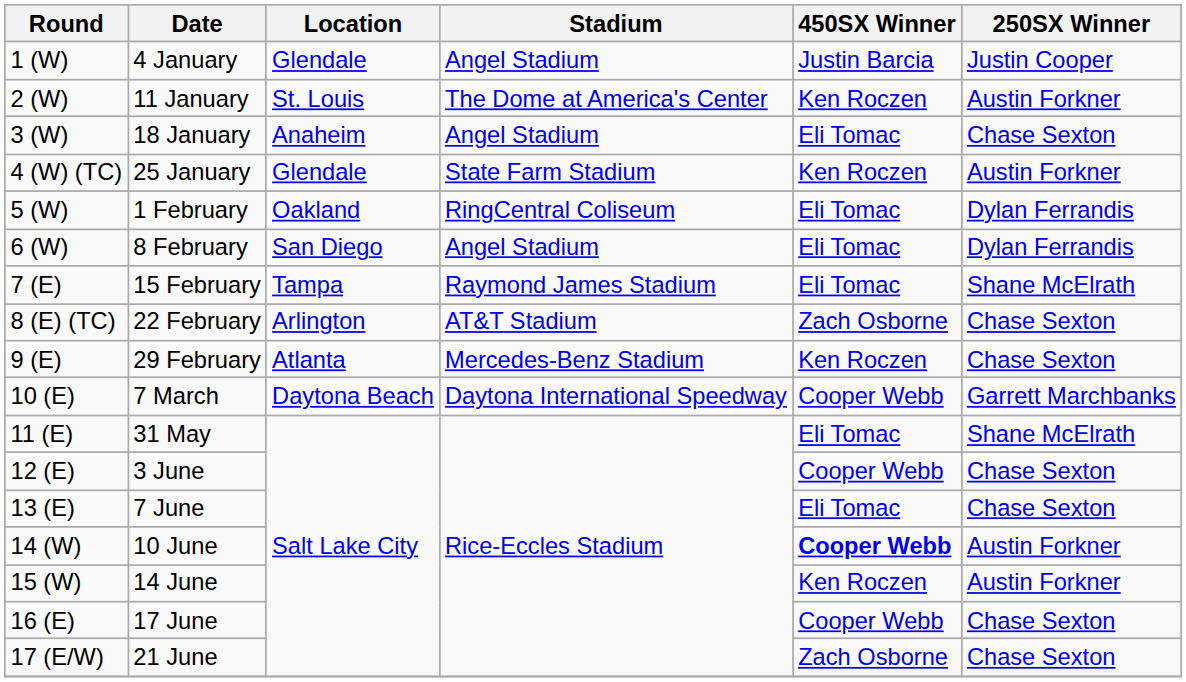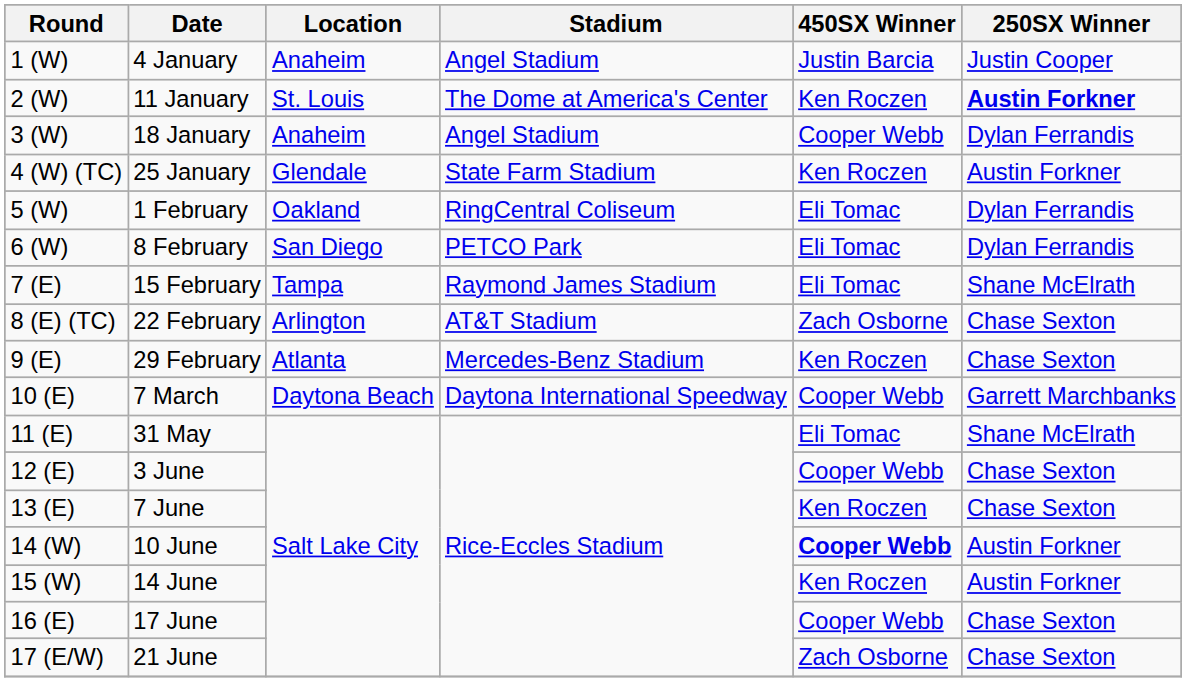(319, 60) Glendale -> (319, 60) Anaheim
(1044, 98) normal -> (1051, 98) bold
(849, 135) Eli Tomac -> (871, 135) Cooper Webb
(1041, 135) Chase Sexton -> (1050, 135) Dylan Ferrandis
(522, 247) Angel Stadium -> (513, 247) PETCO Park
(849, 508) Eli Tomac -> (863, 508) Ken Roczen
